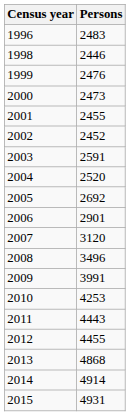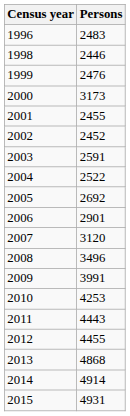(93, 95) 2473 -> (93, 95) 3173
(93, 177) 2520 -> (93, 177) 2522
